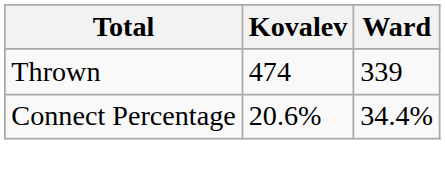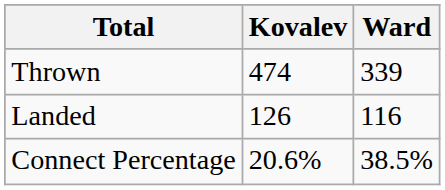+ row: (54, 116)
(397, 116) 34.4% -> (397, 160) 38.5%
